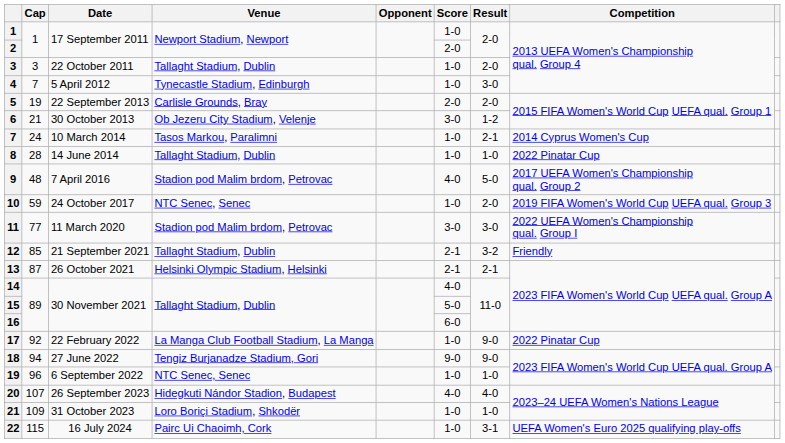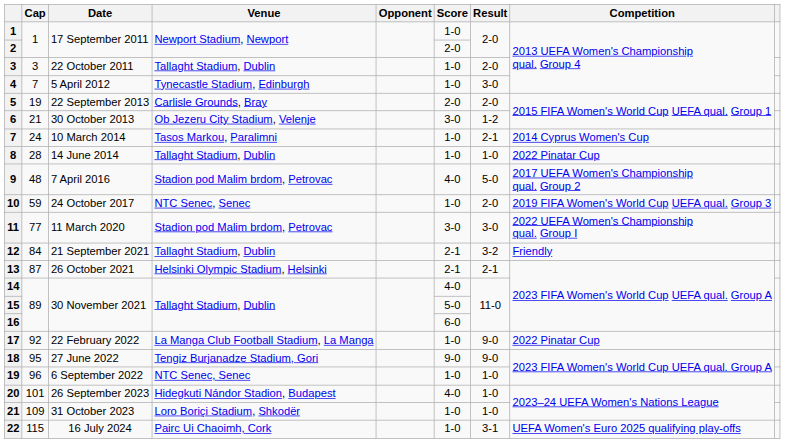(35, 251) 85 -> (35, 251) 84
(35, 358) 94 -> (35, 358) 95
(35, 393) 107 -> (35, 393) 101
(490, 393) 4-0 -> (490, 393) 1-0
